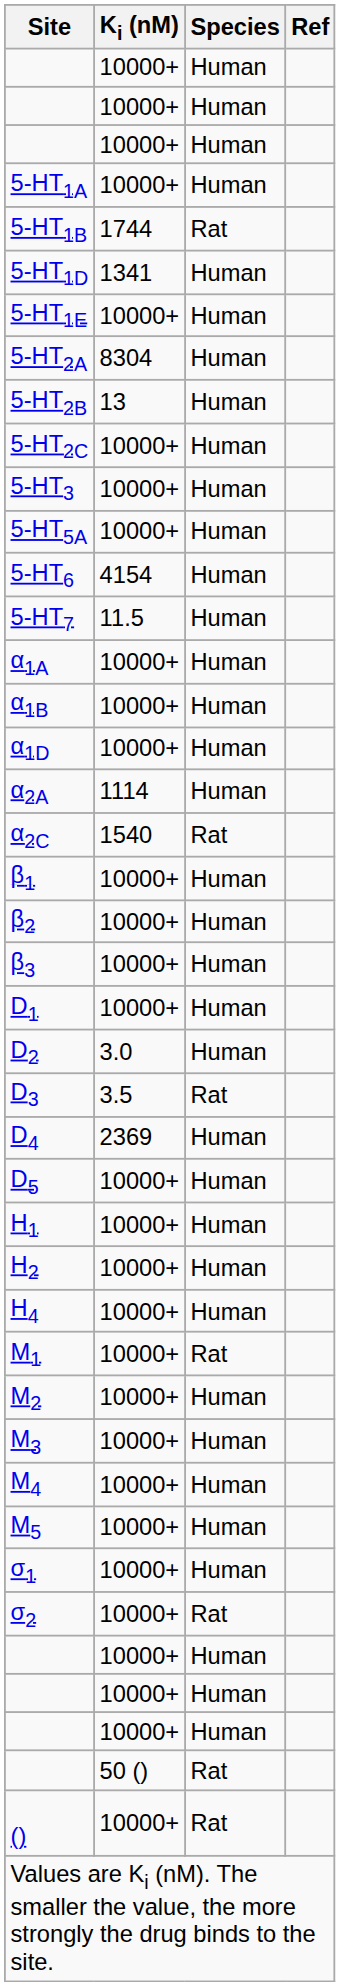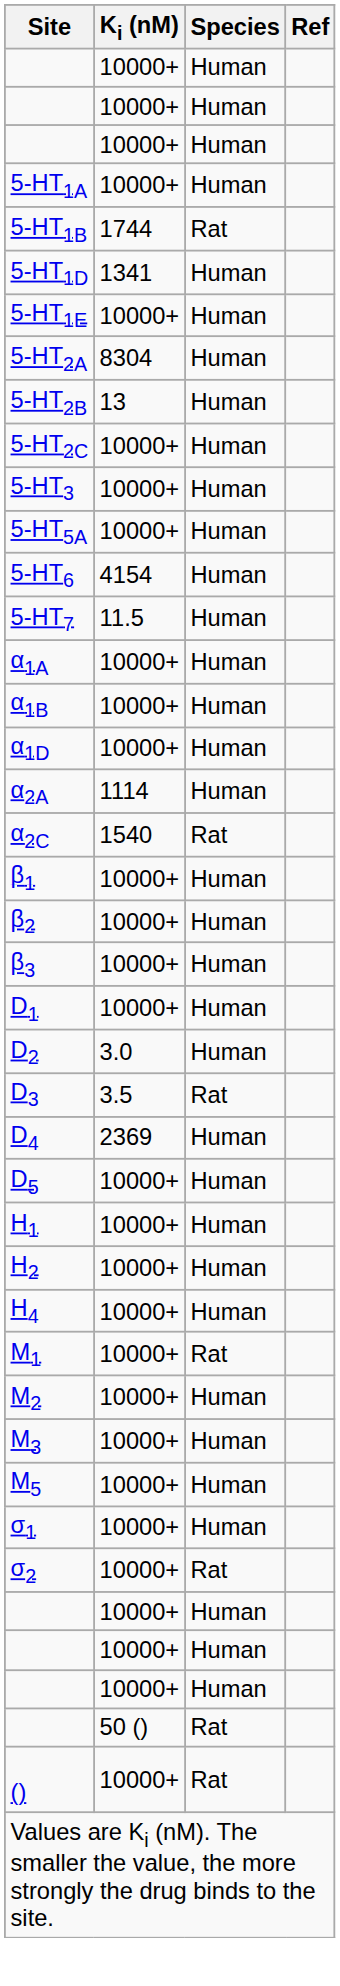- row: (26, 1484)
